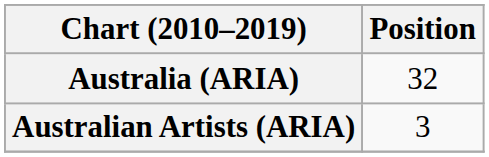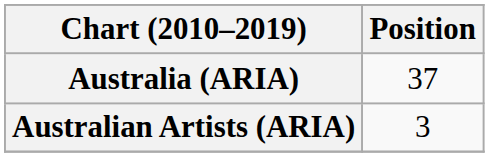(423, 77) 32 -> (423, 77) 37
